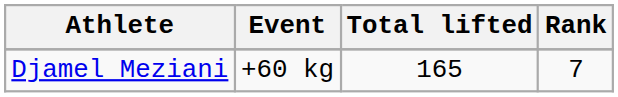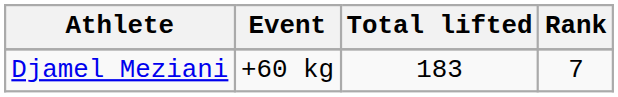(439, 70) 165 -> (439, 70) 183
